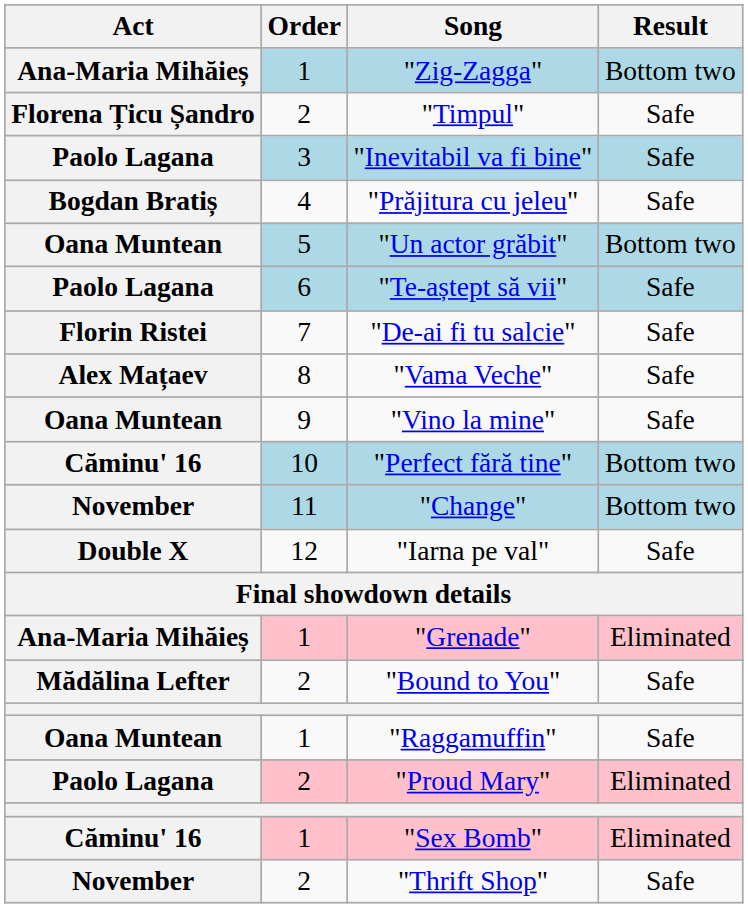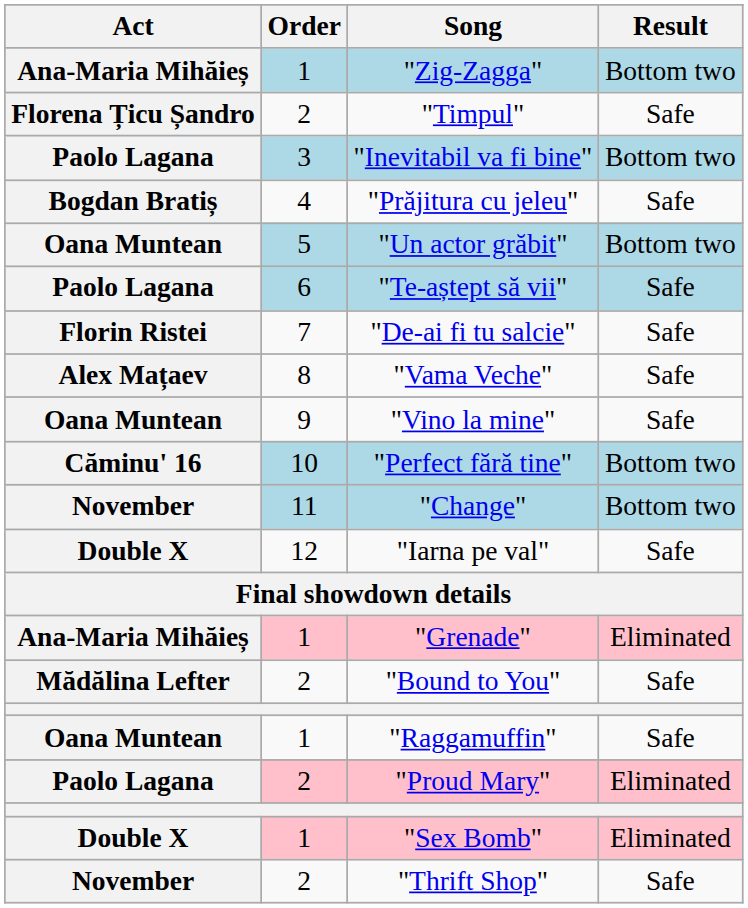(670, 157) Safe -> (670, 157) Bottom two
(133, 837) Căminu' 16 -> (133, 837) Double X
